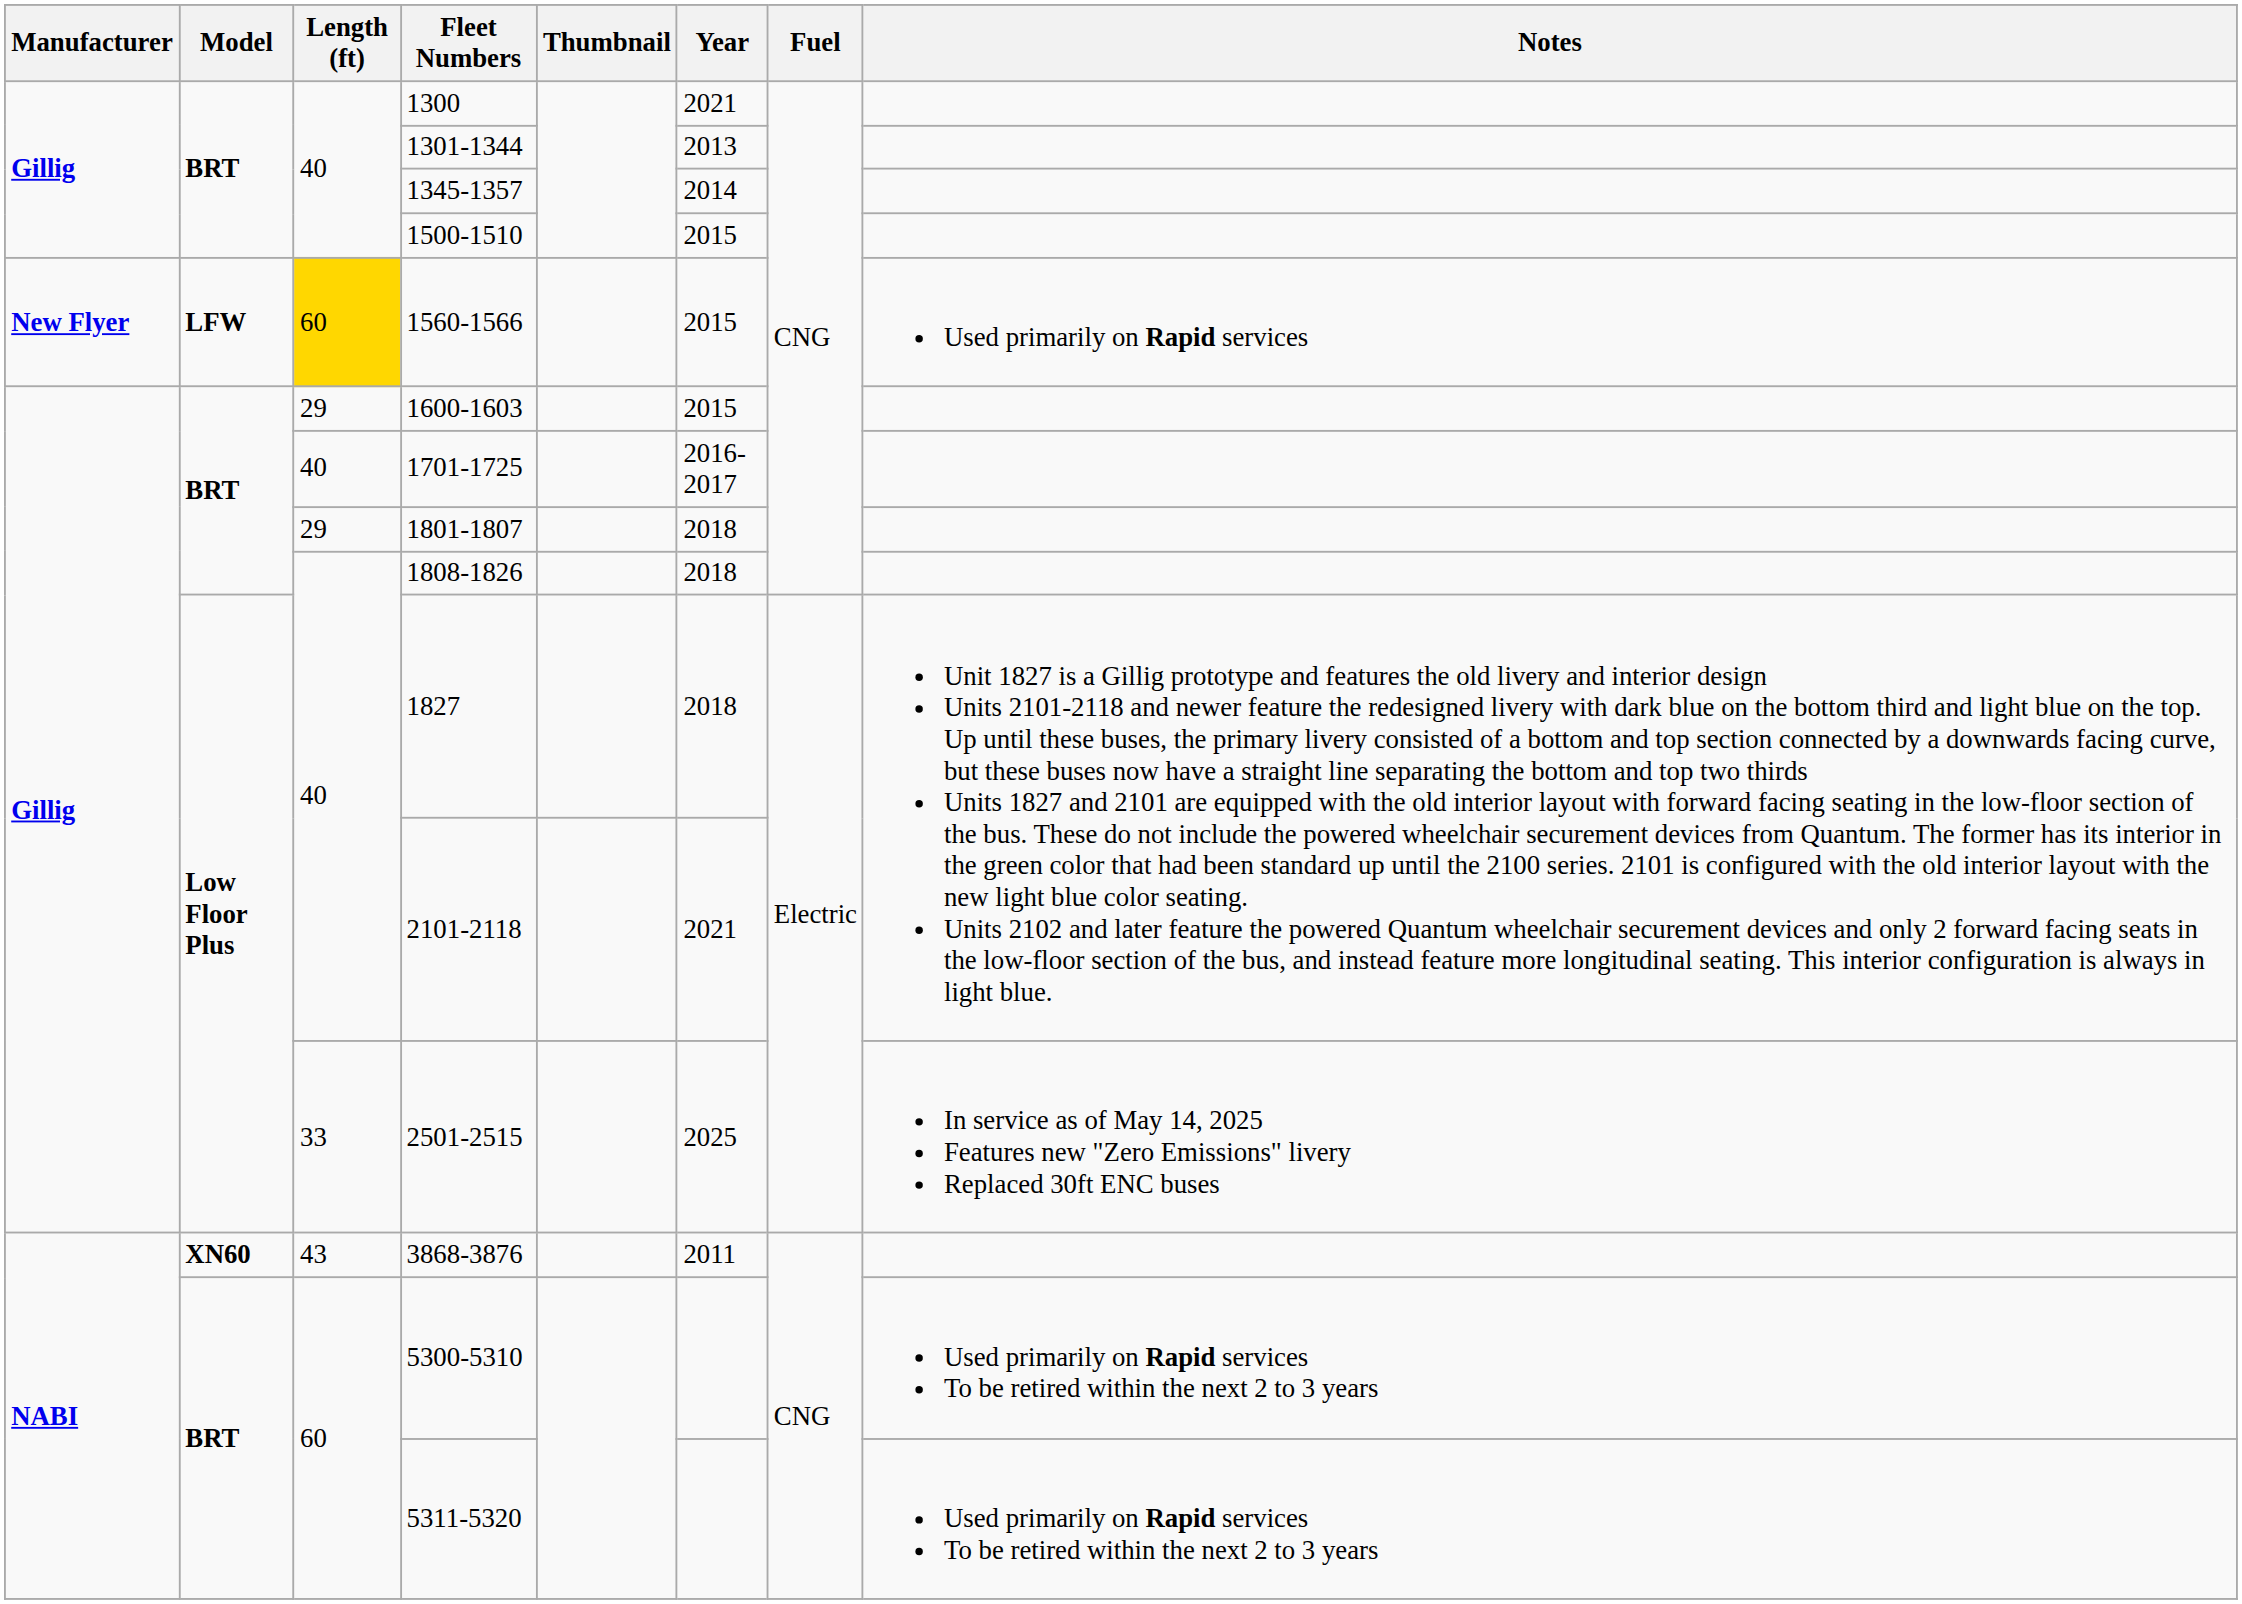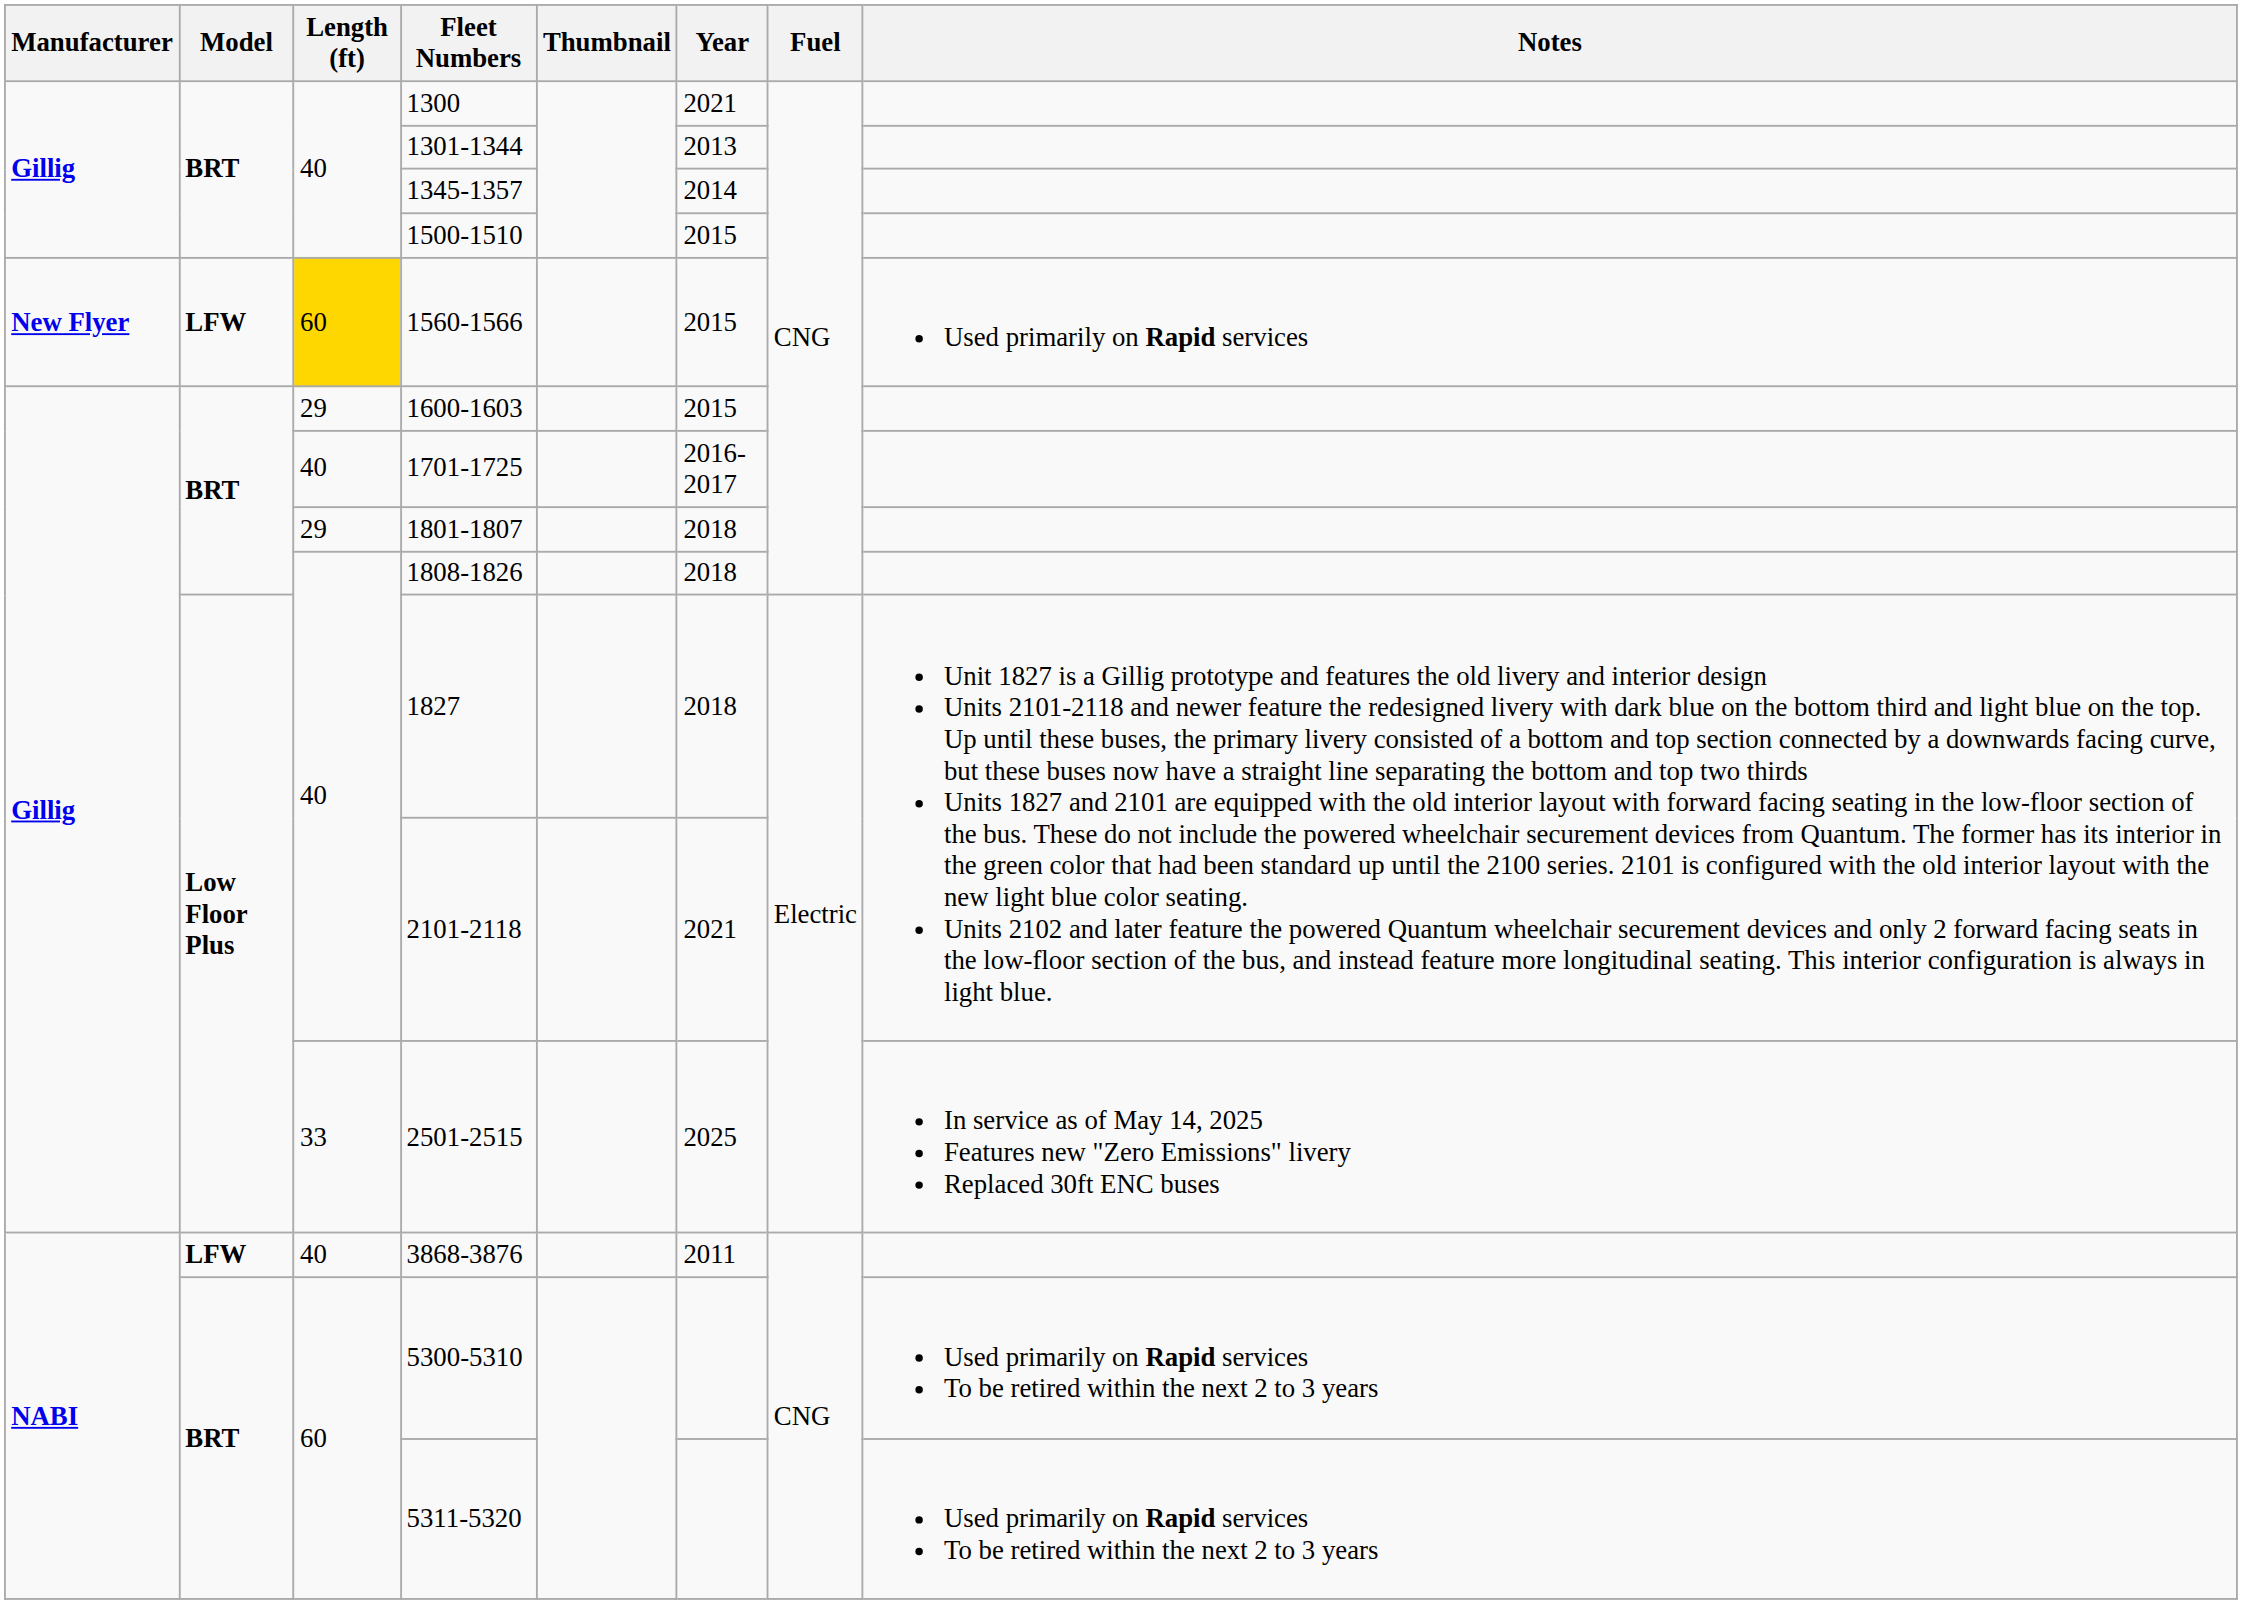(218, 1255) XN60 -> (216, 1255) LFW
(313, 1255) 43 -> (313, 1255) 40
